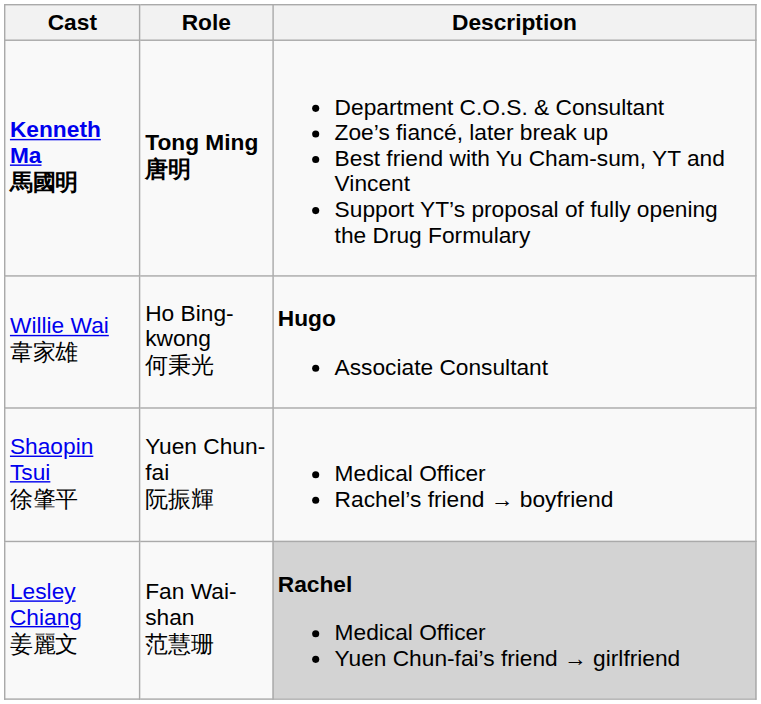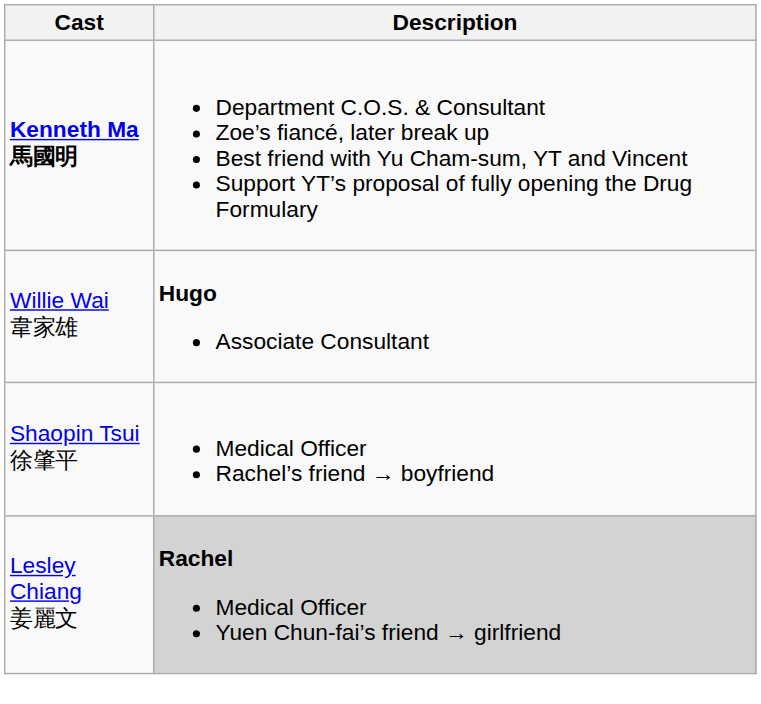- column: (206, 22)
